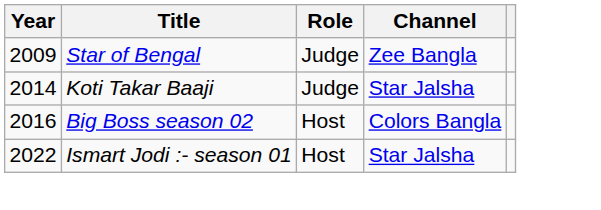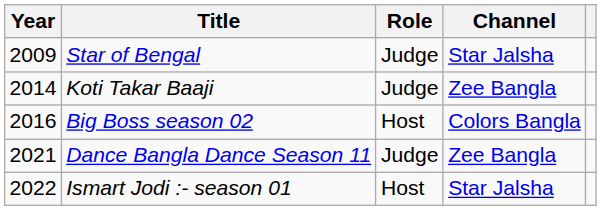(423, 54) Zee Bangla -> (501, 54) Star Jalsha
(421, 88) Star Jalsha -> (502, 88) Zee Bangla
+ row: (219, 155)
